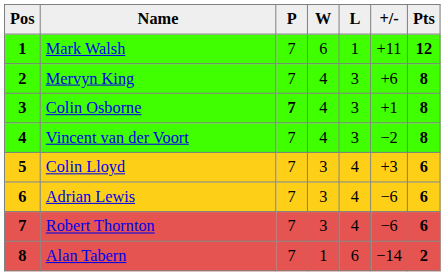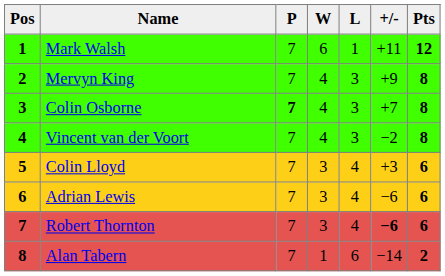(389, 78) +6 -> (389, 78) +9
(389, 108) +1 -> (389, 108) +7
(389, 226) normal -> (389, 226) bold
